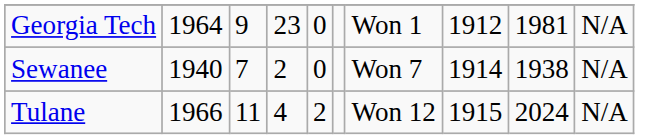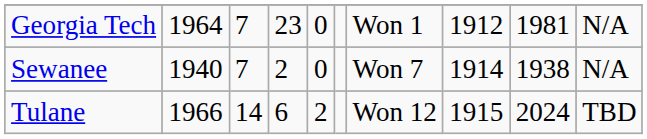(242, 25) 9 -> (242, 25) 7
(248, 111) 11 -> (249, 111) 14
(280, 111) 4 -> (281, 111) 6
(605, 111) N/A -> (609, 111) TBD
